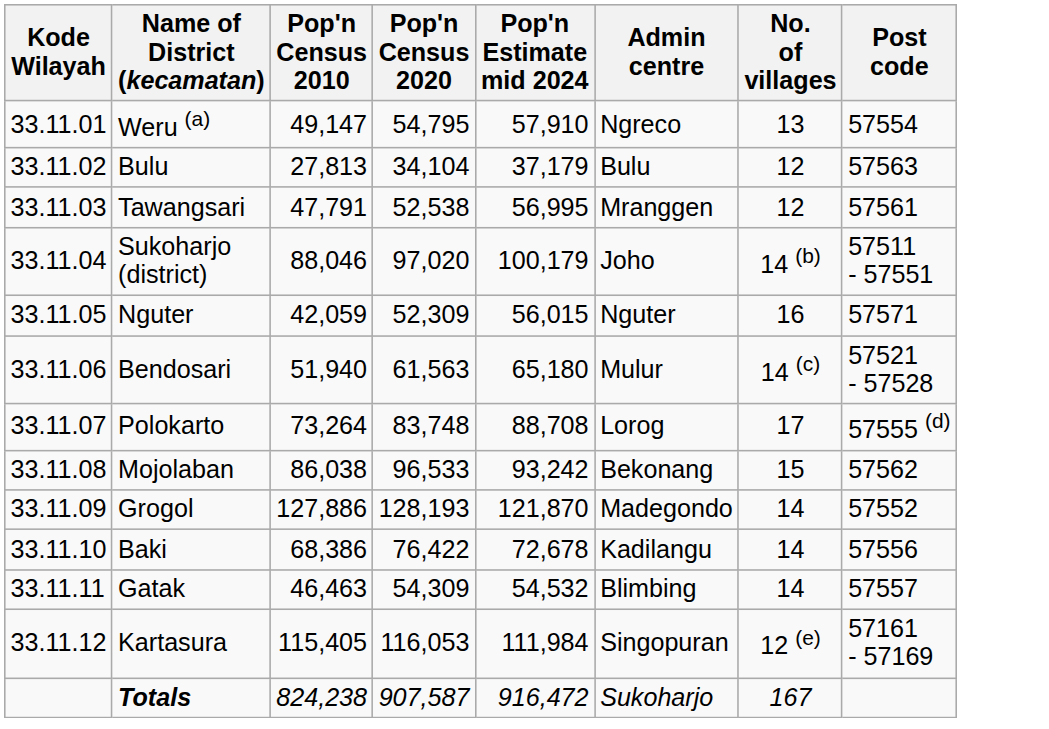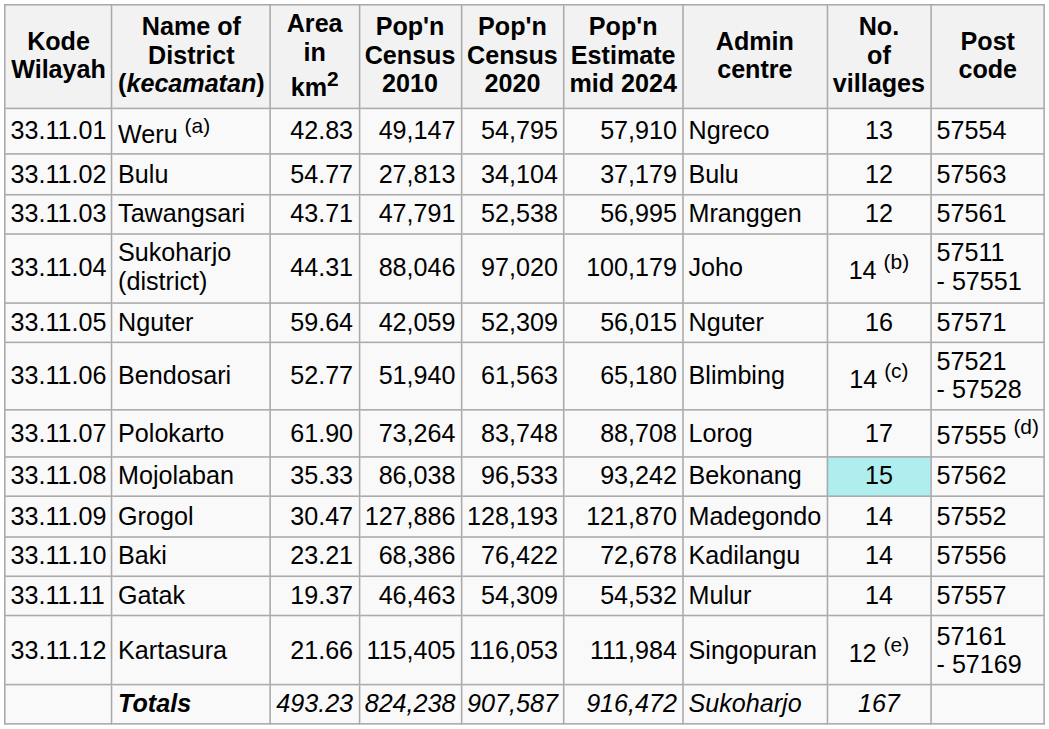+ column: (315, 56)
(632, 369) Mulur -> (737, 375) Blimbing
(790, 469) no background -> (879, 476) paleturquoise background
(648, 589) Blimbing -> (720, 596) Mulur
